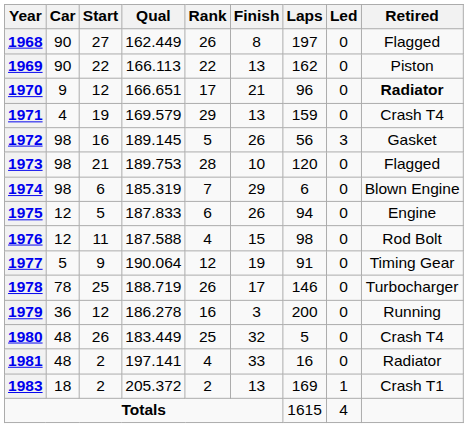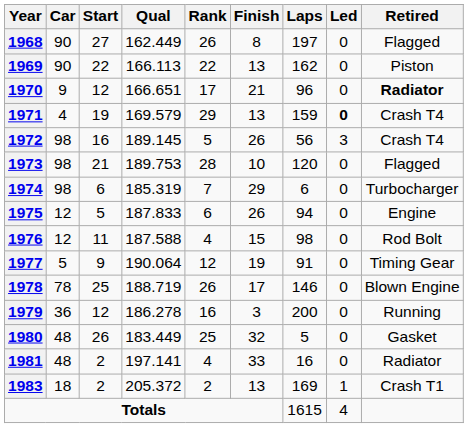(344, 115) normal -> (344, 115) bold
(412, 139) Gasket -> (412, 139) Crash T4
(412, 189) Blown Engine -> (412, 189) Turbocharger
(412, 287) Turbocharger -> (412, 287) Blown Engine
(412, 336) Crash T4 -> (412, 336) Gasket
